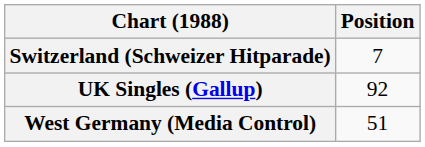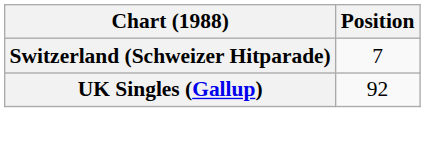- row: (170, 123)
